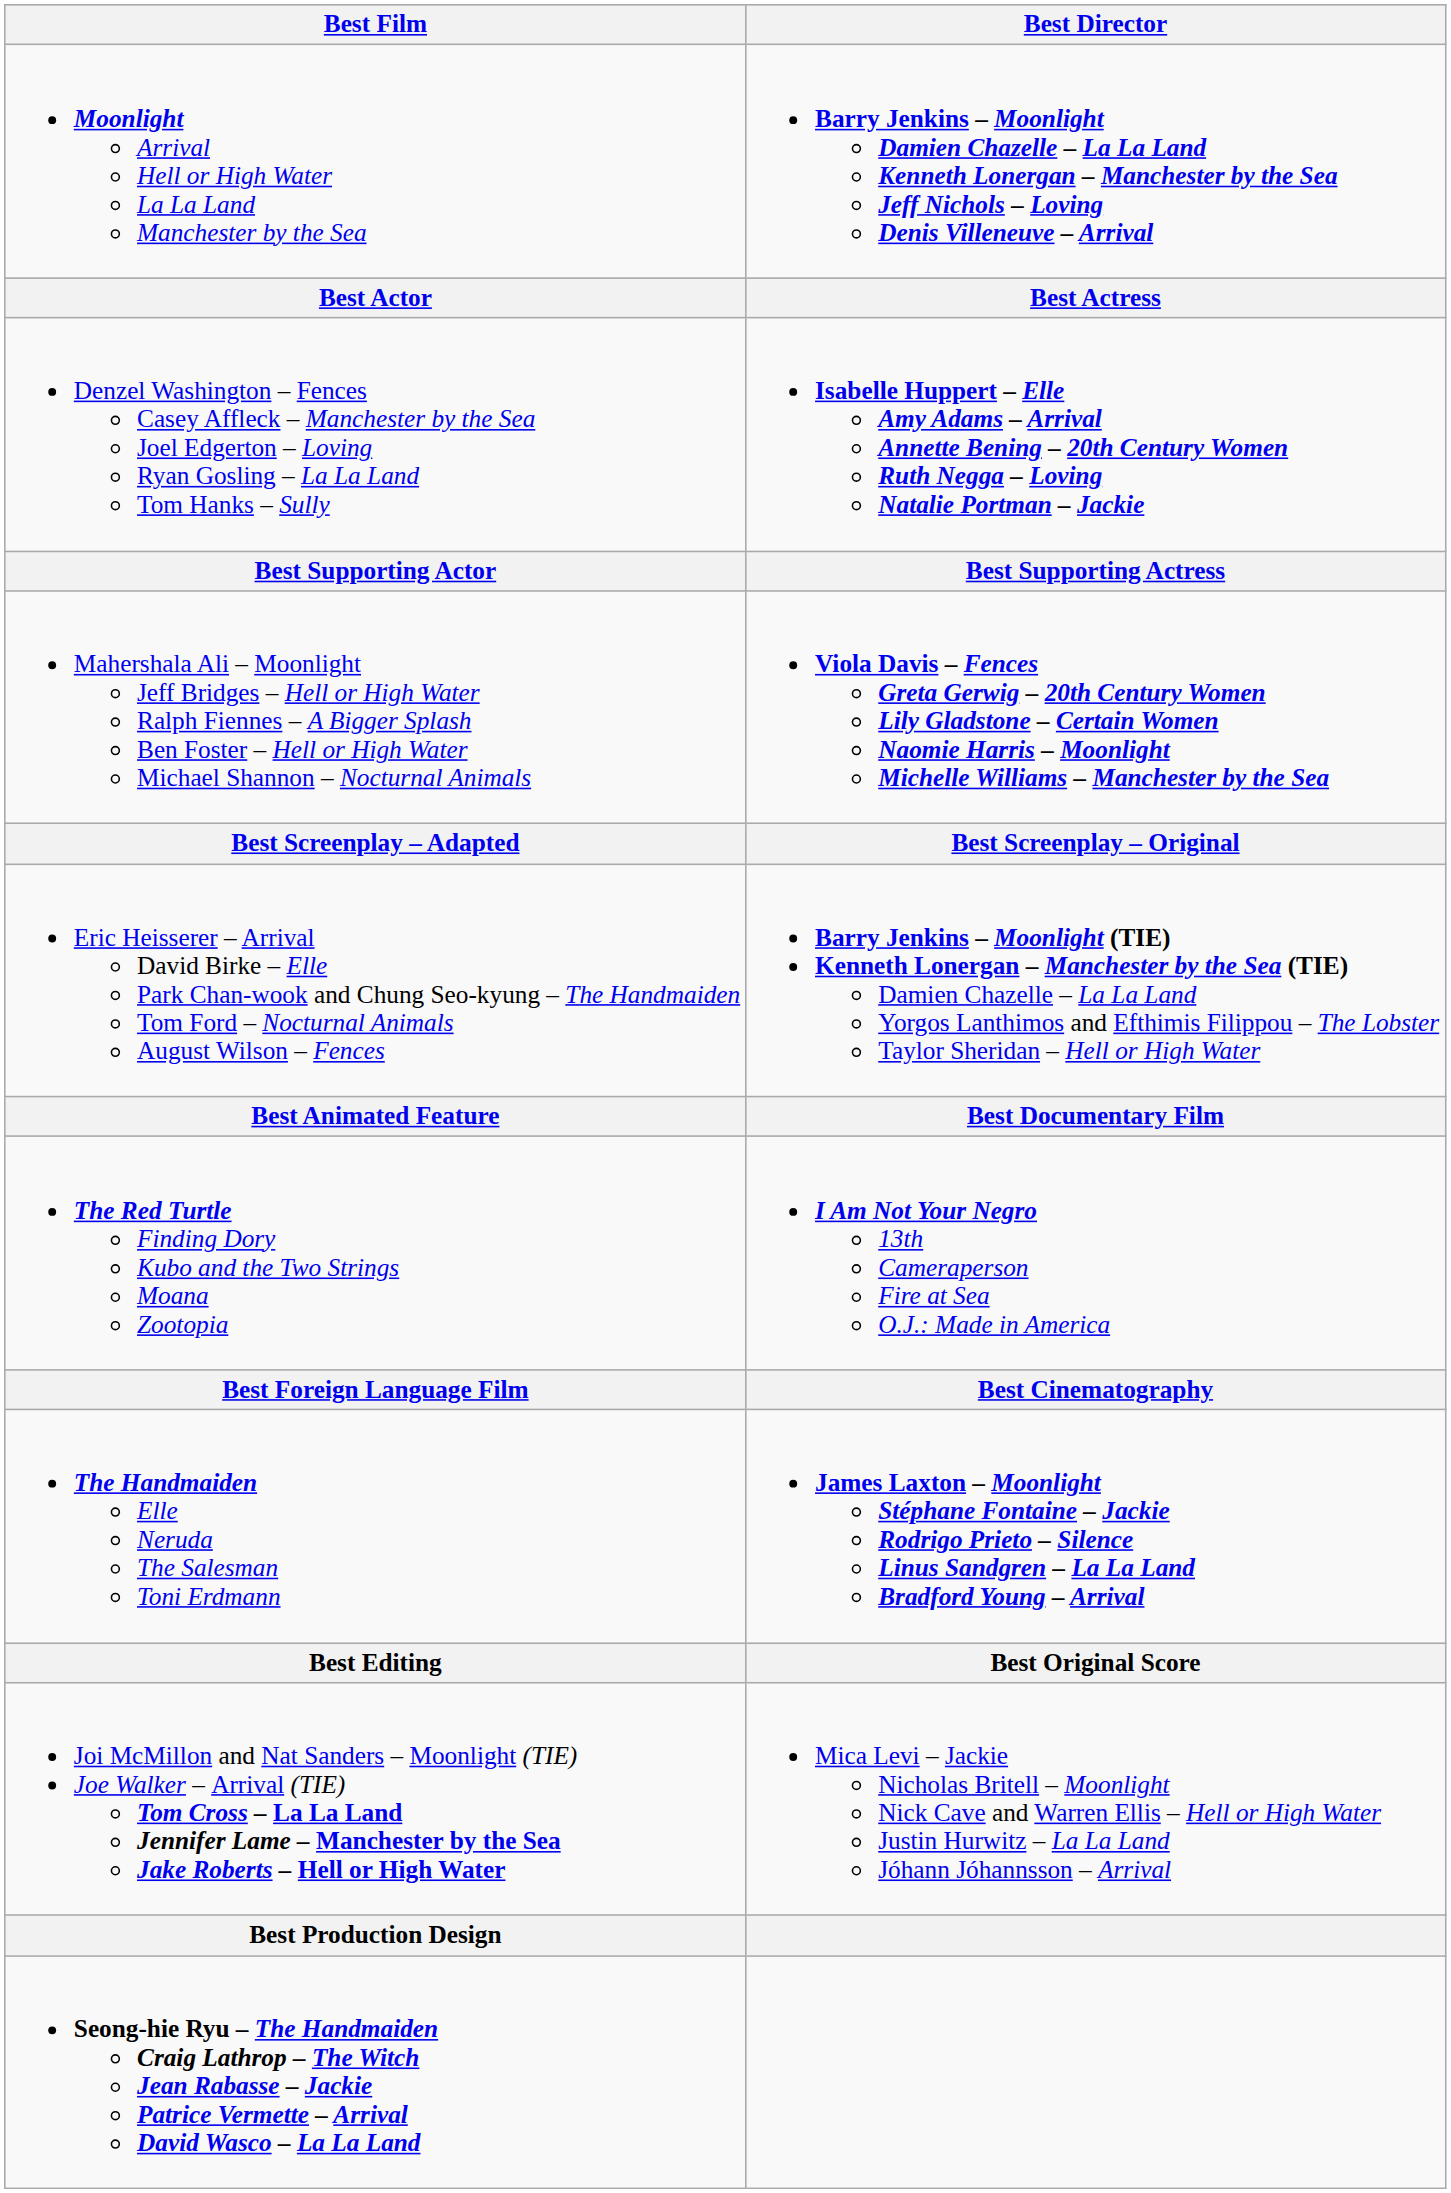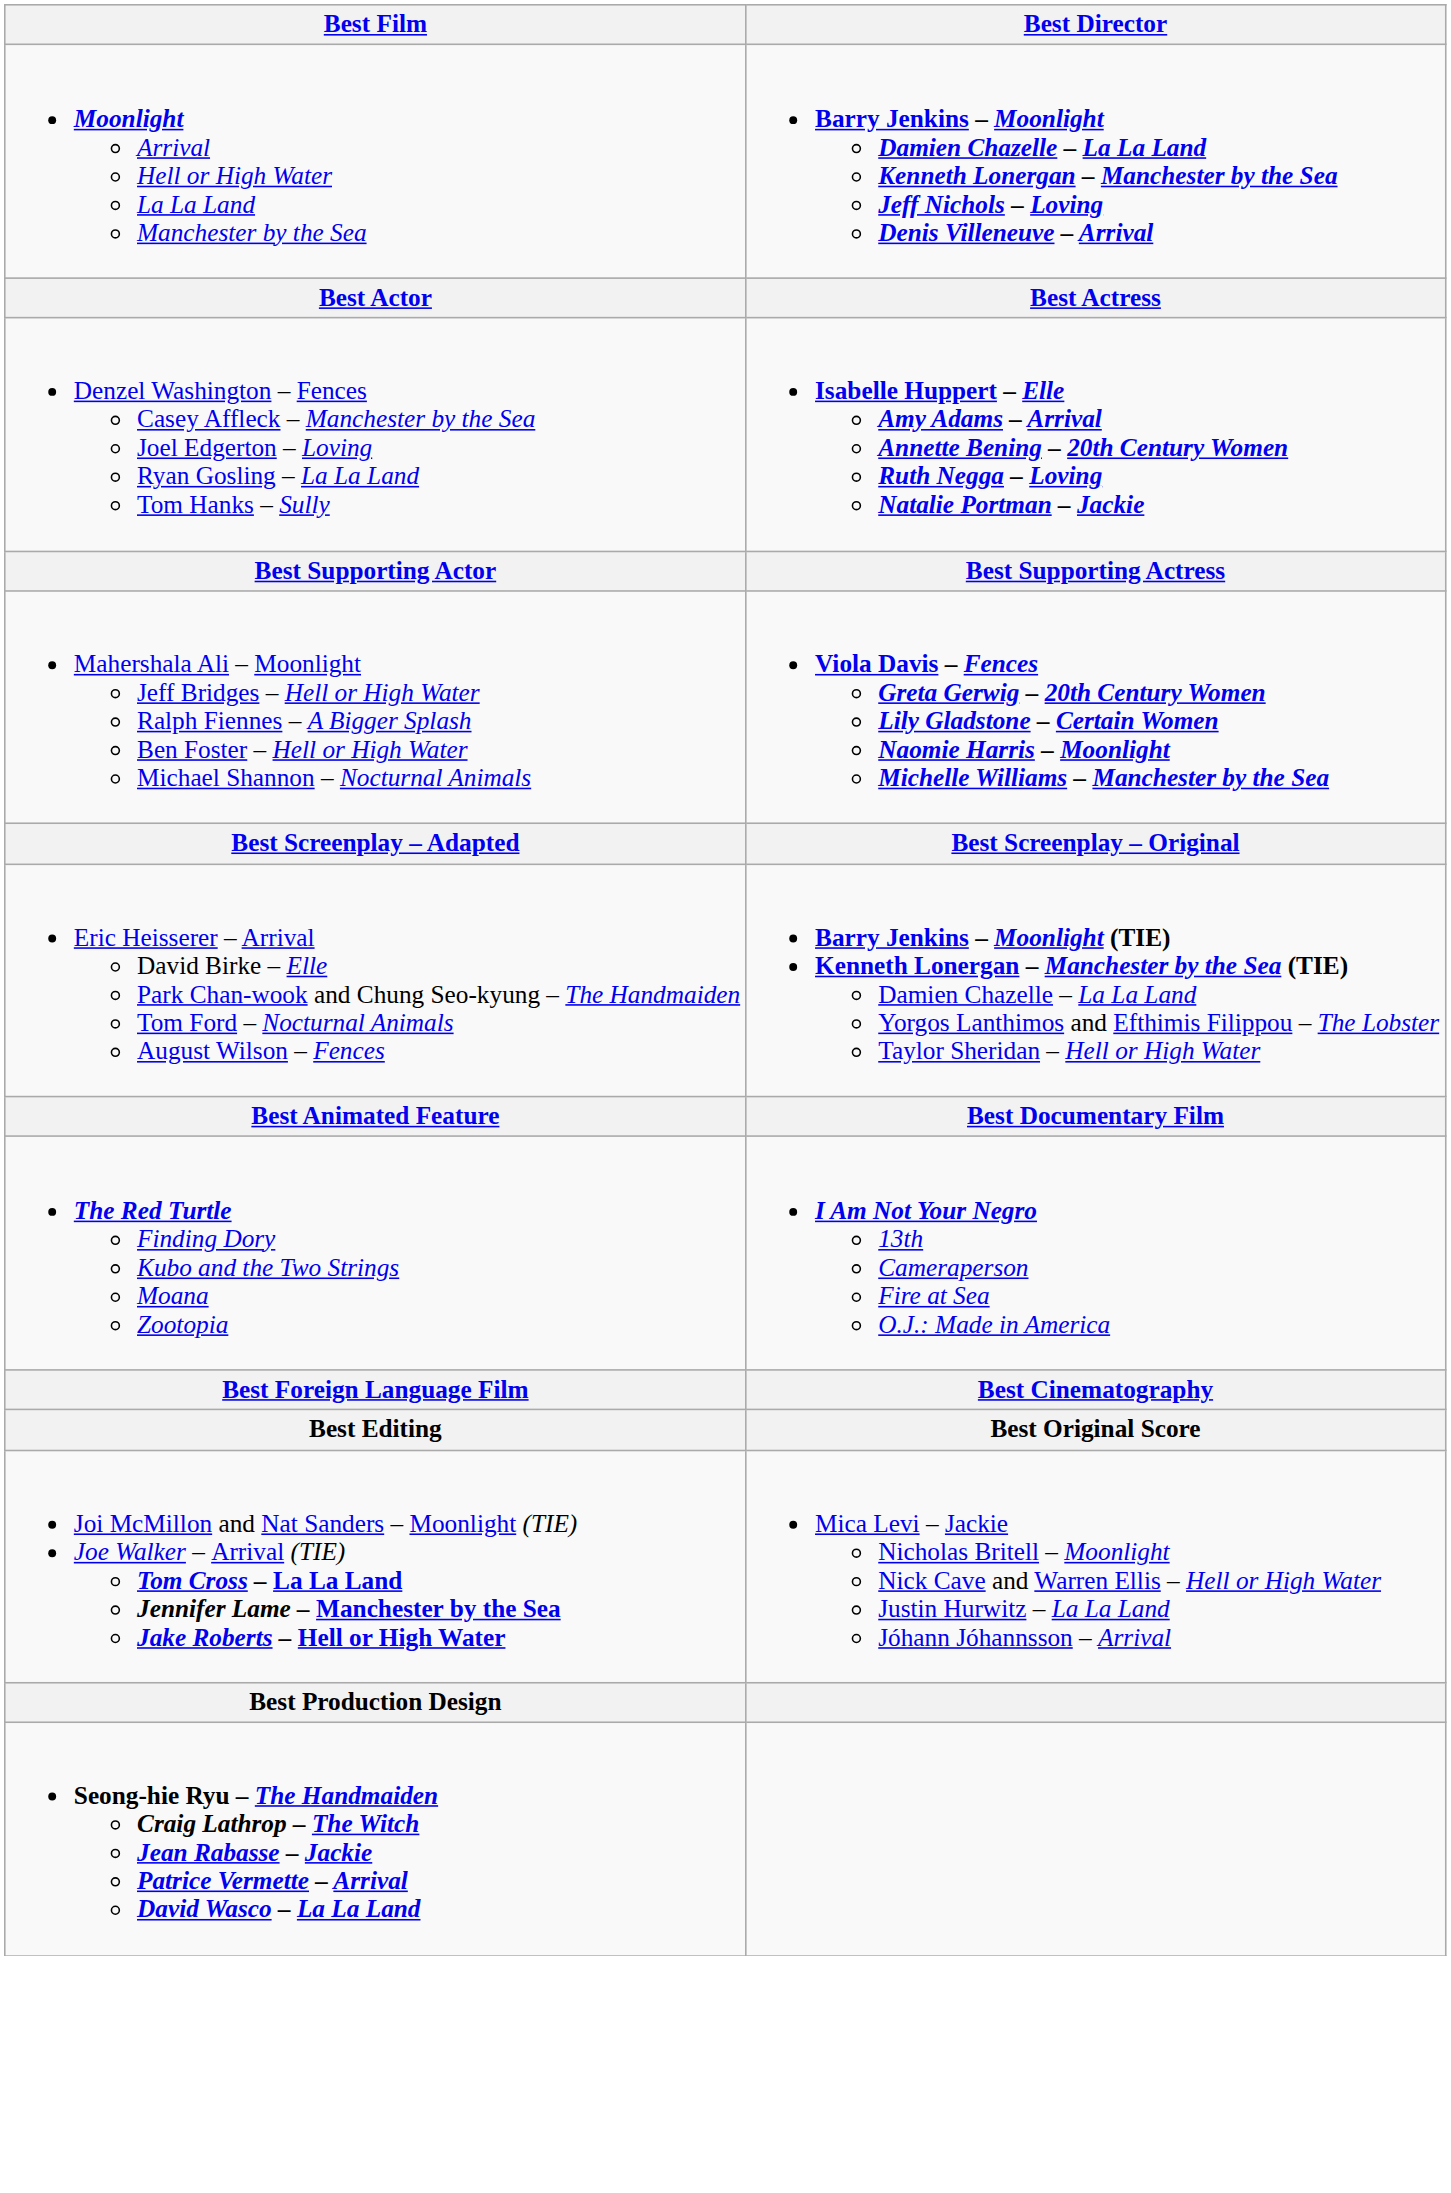- row: (375, 1540)
